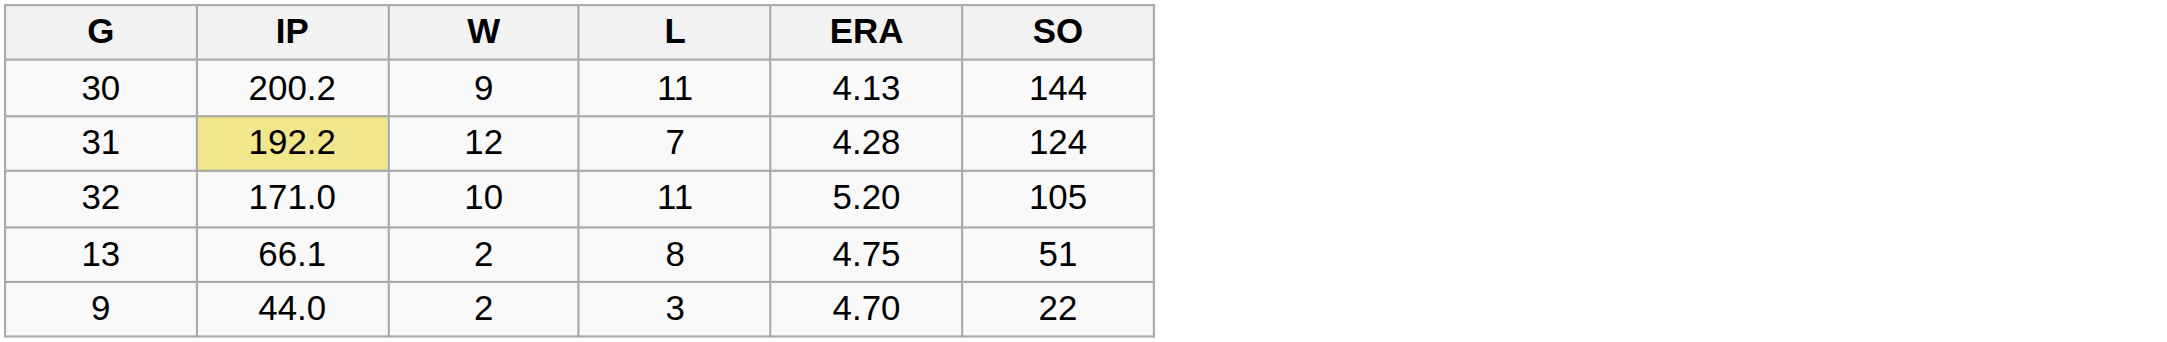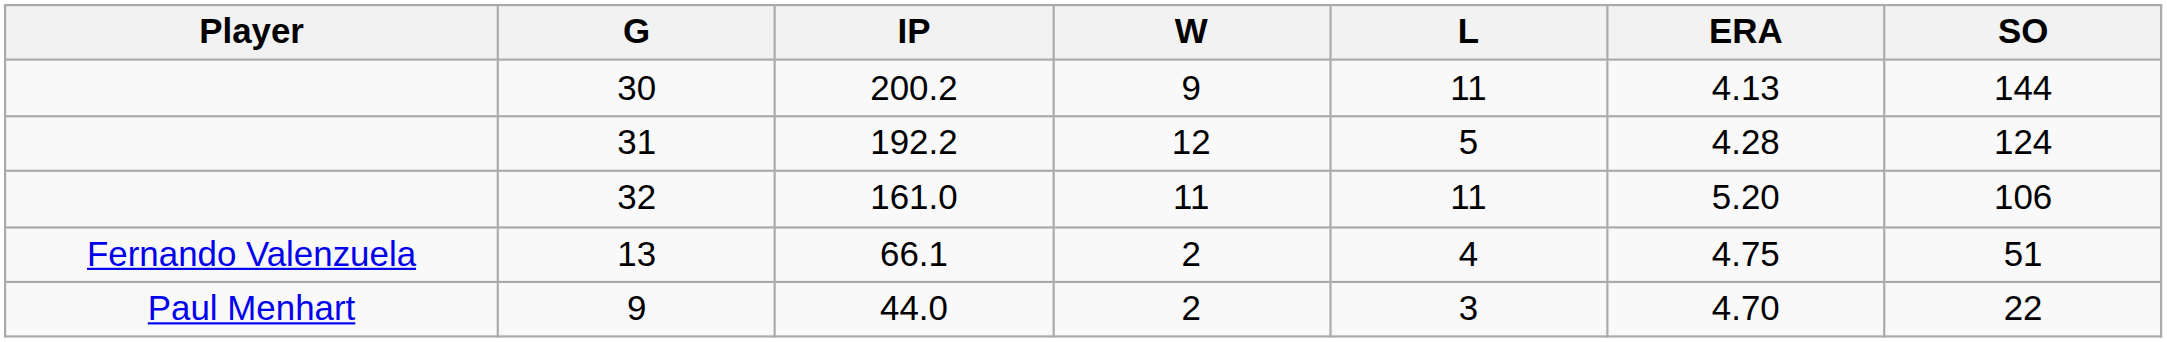+ column: (252, 32)
(292, 142) khaki background -> (914, 142) no background
(675, 142) 7 -> (1468, 142) 5
(292, 198) 171.0 -> (914, 198) 161.0
(484, 198) 10 -> (1191, 198) 11
(1058, 198) 105 -> (2023, 198) 106
(675, 253) 8 -> (1468, 253) 4
